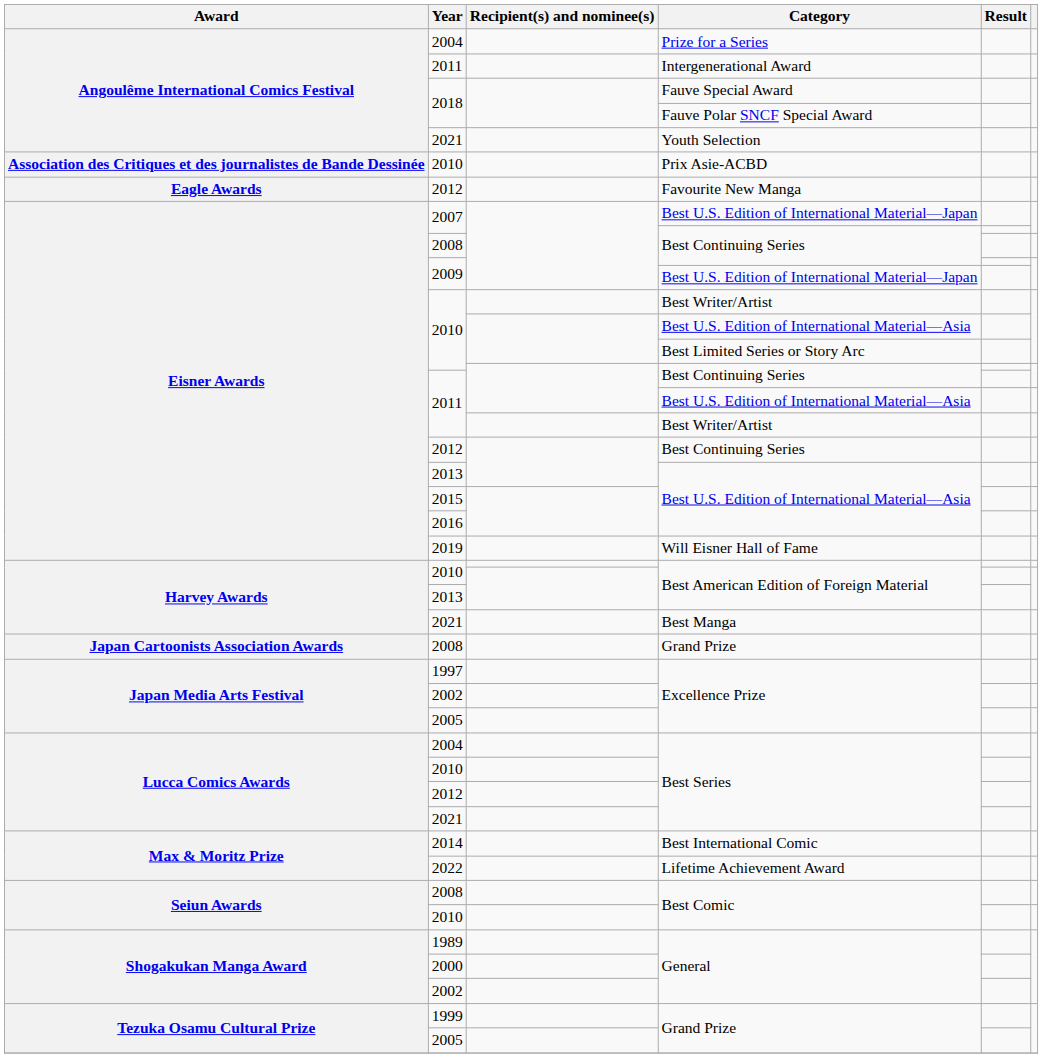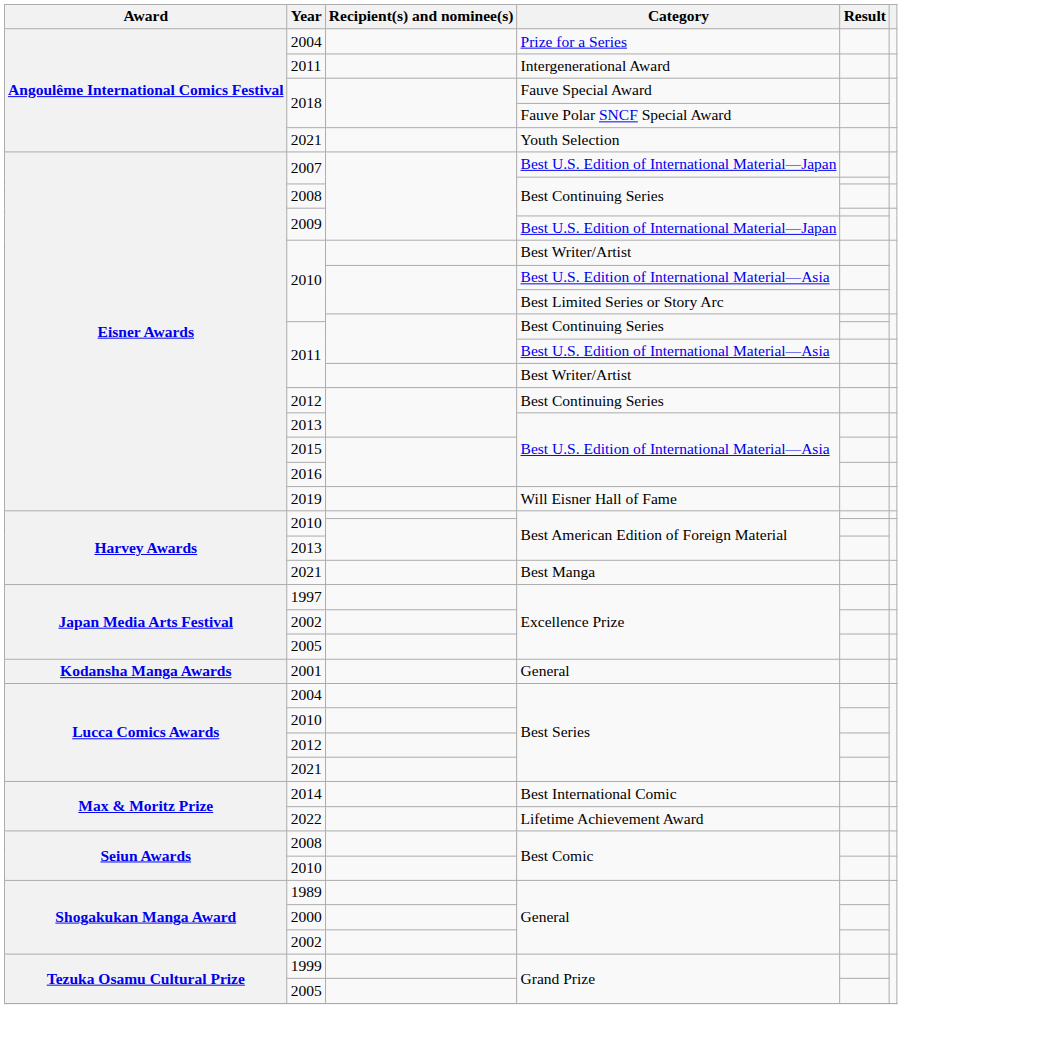- row: (447, 164)
- row: (447, 189)
- row: (447, 646)
+ row: (306, 671)
